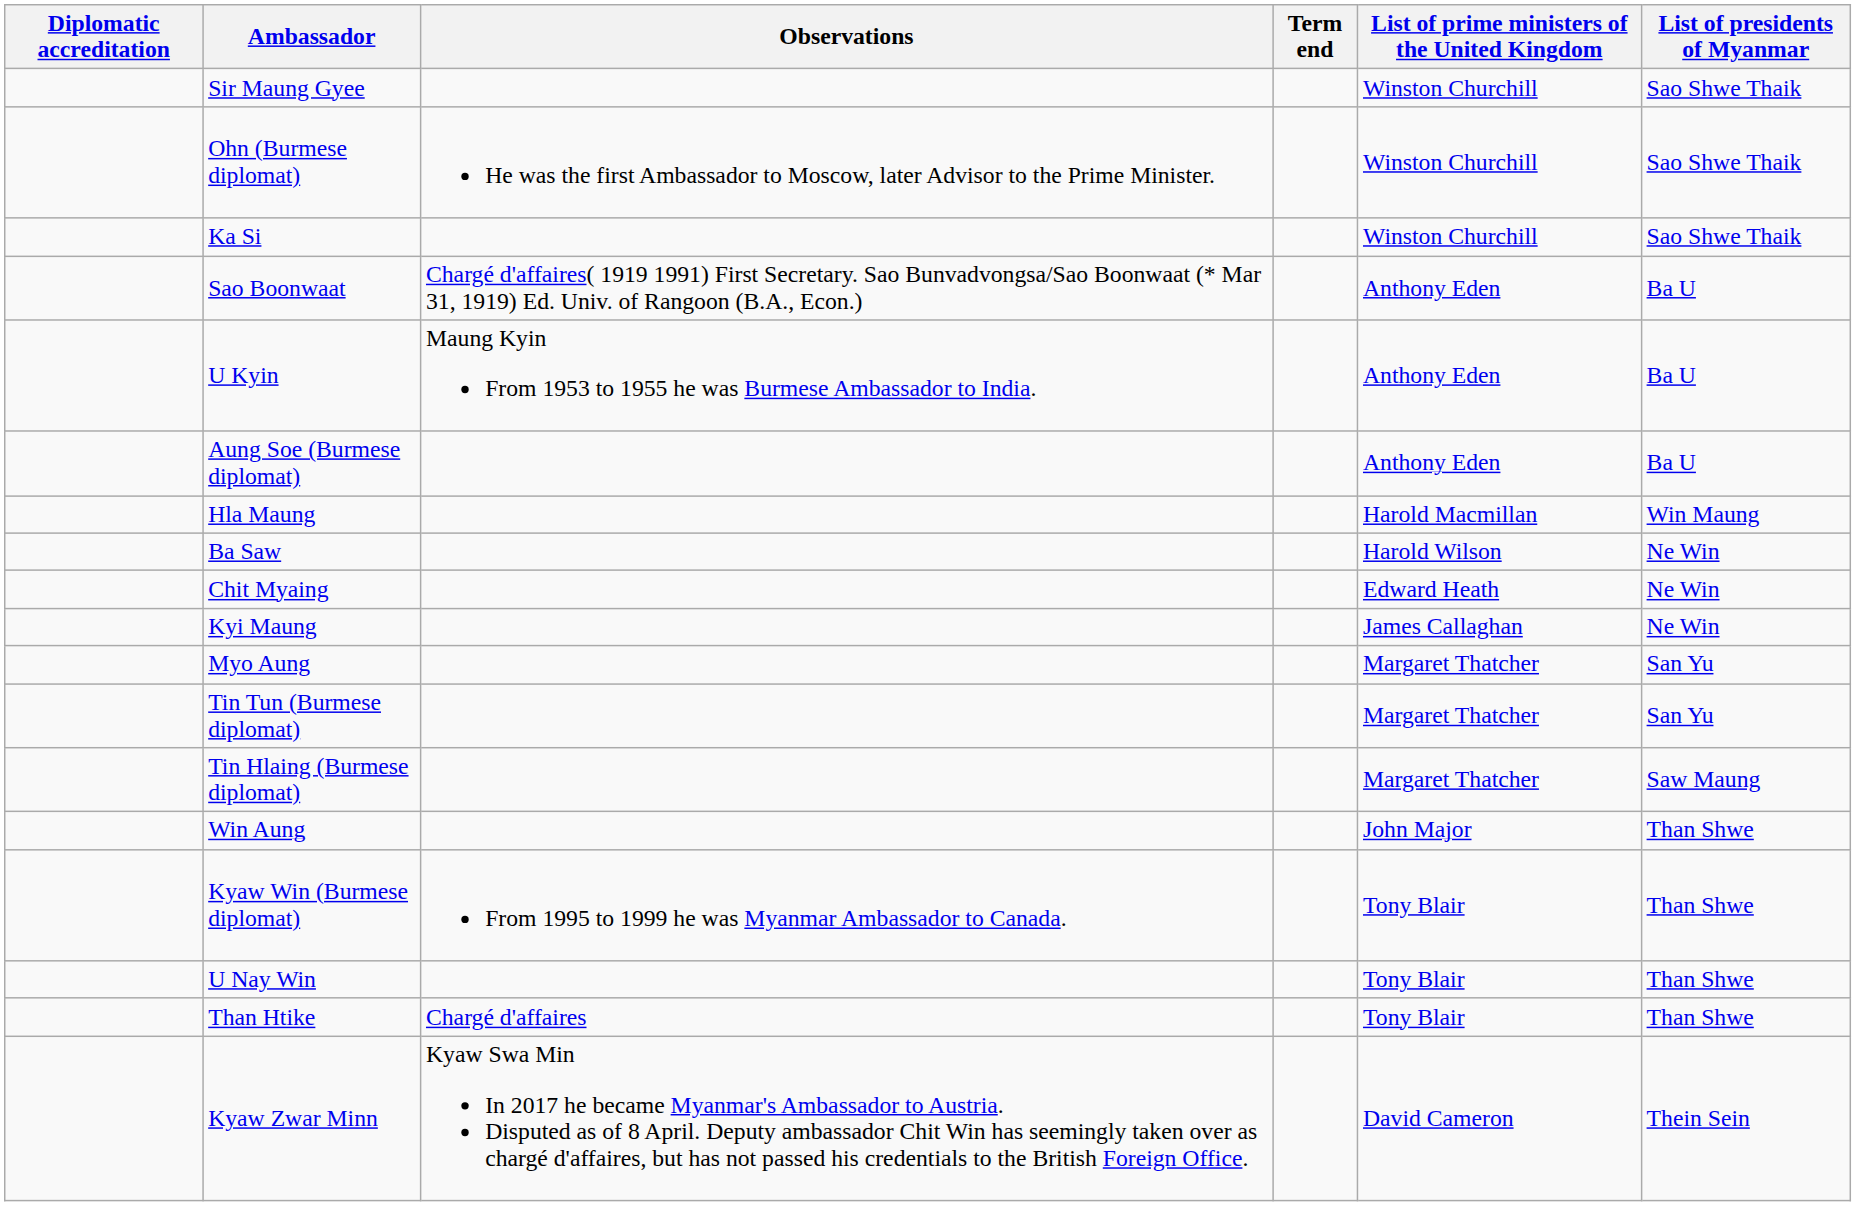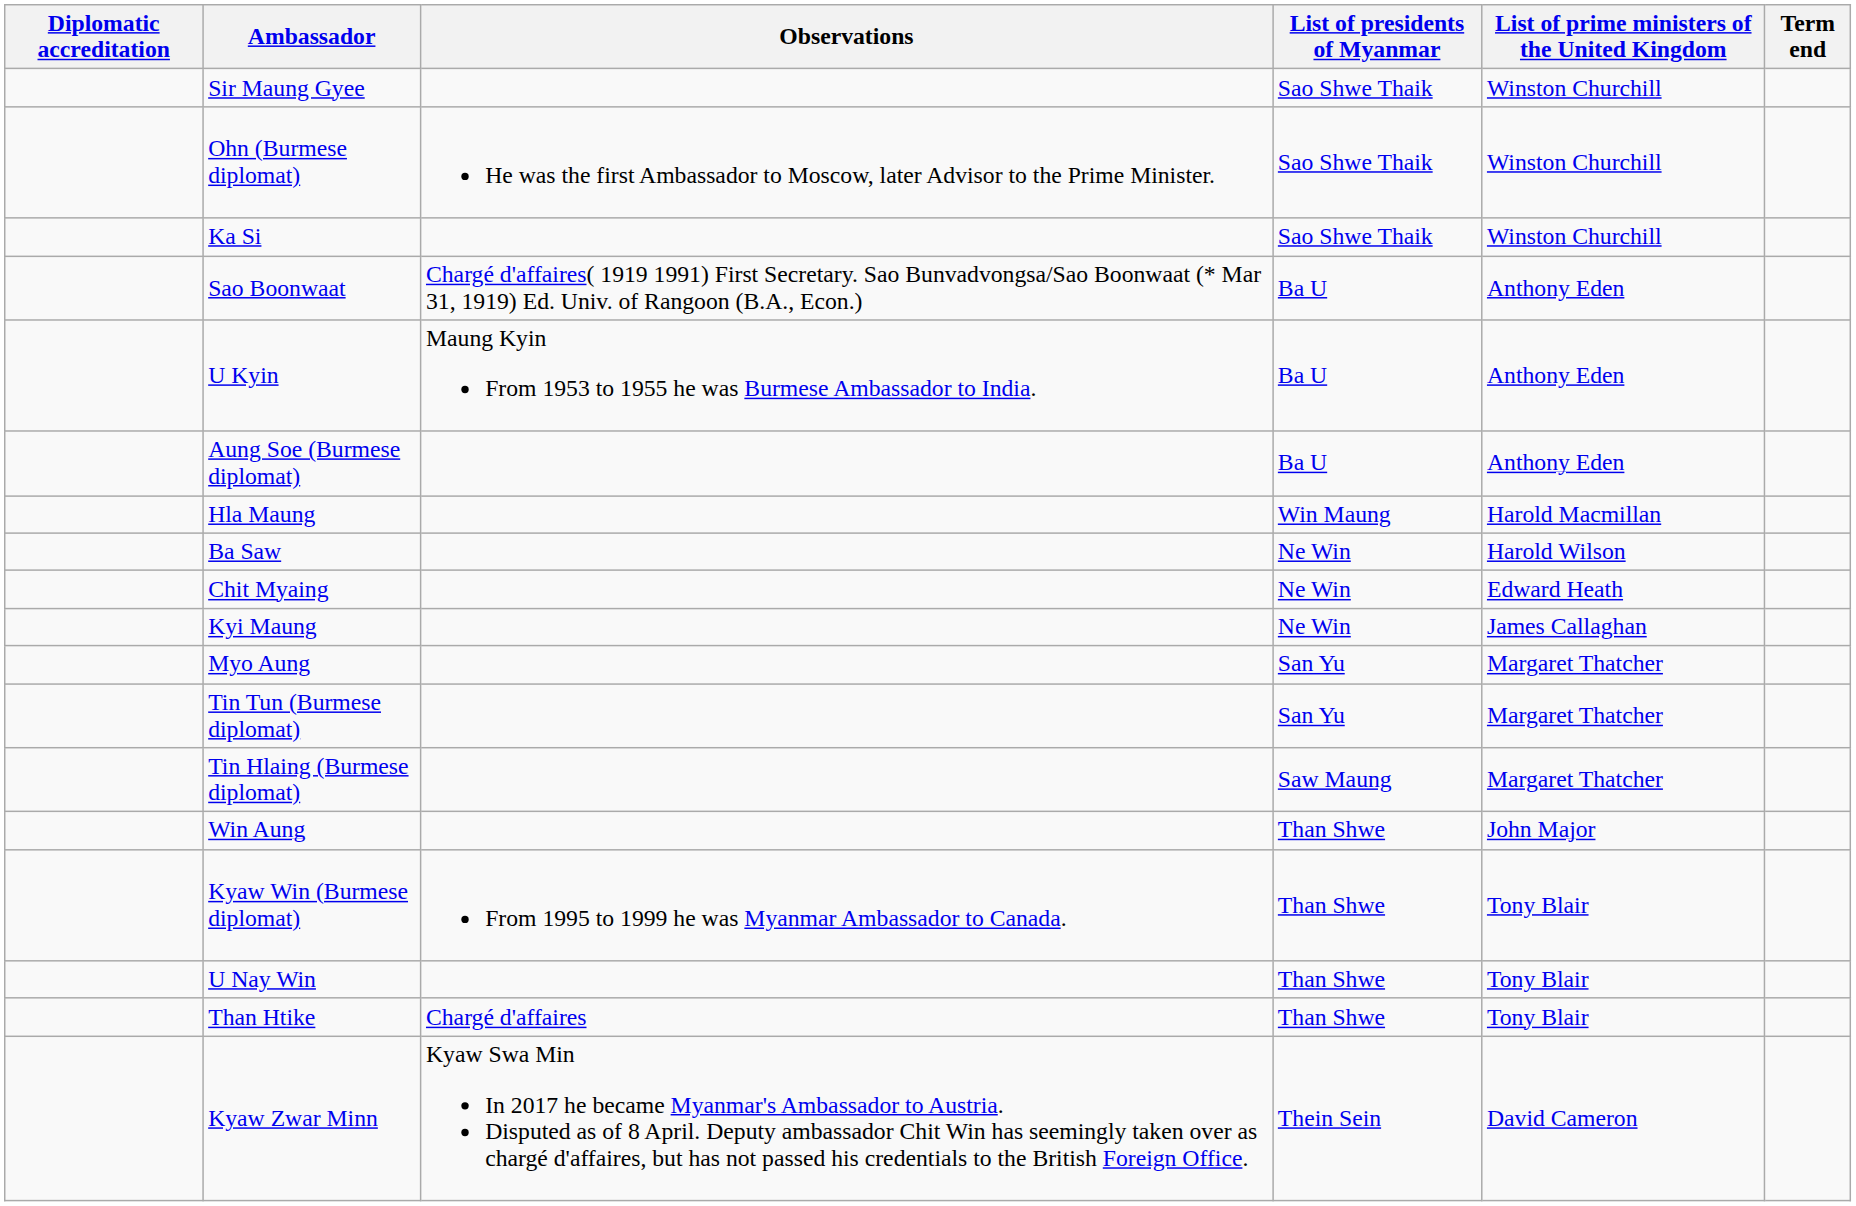columns swapped: (1746, 36) <-> (1315, 36)
